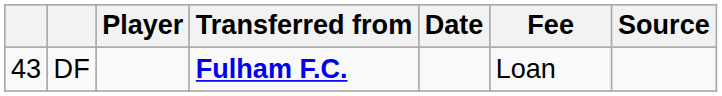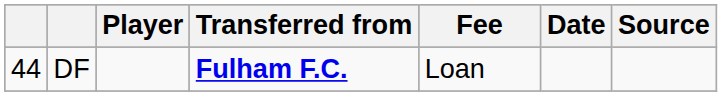columns swapped: (551, 25) <-> (454, 25)
(26, 68) 43 -> (26, 68) 44
